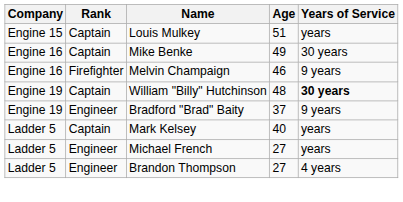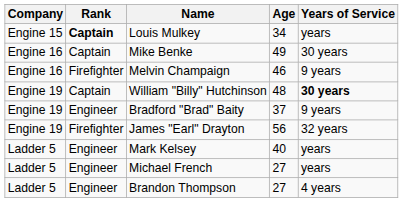(90, 33) normal -> (91, 33) bold
(279, 33) 51 -> (279, 33) 34
+ row: (187, 129)
(90, 129) Captain -> (93, 149) Engineer
